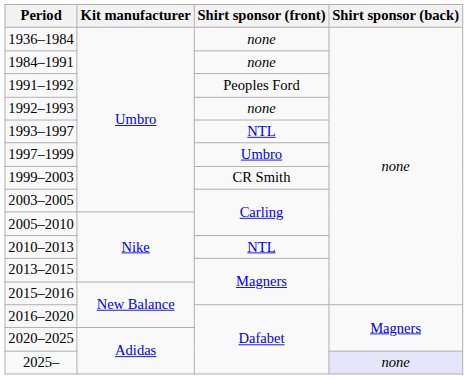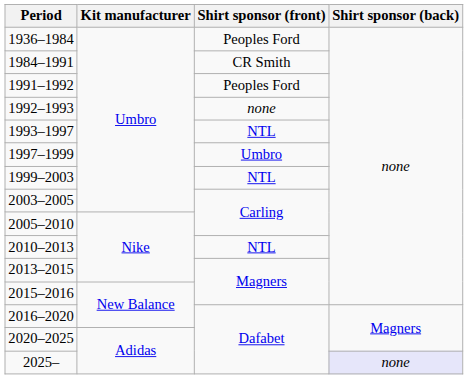(261, 39) none -> (261, 39) Peoples Ford
(261, 62) none -> (261, 62) CR Smith
(261, 177) CR Smith -> (261, 177) NTL
